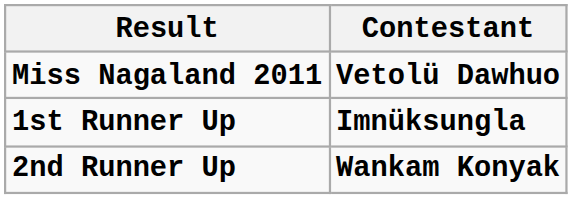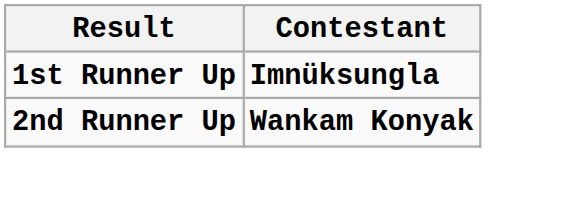- row: (167, 75)
